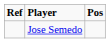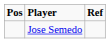columns swapped: (95, 12) <-> (15, 12)
